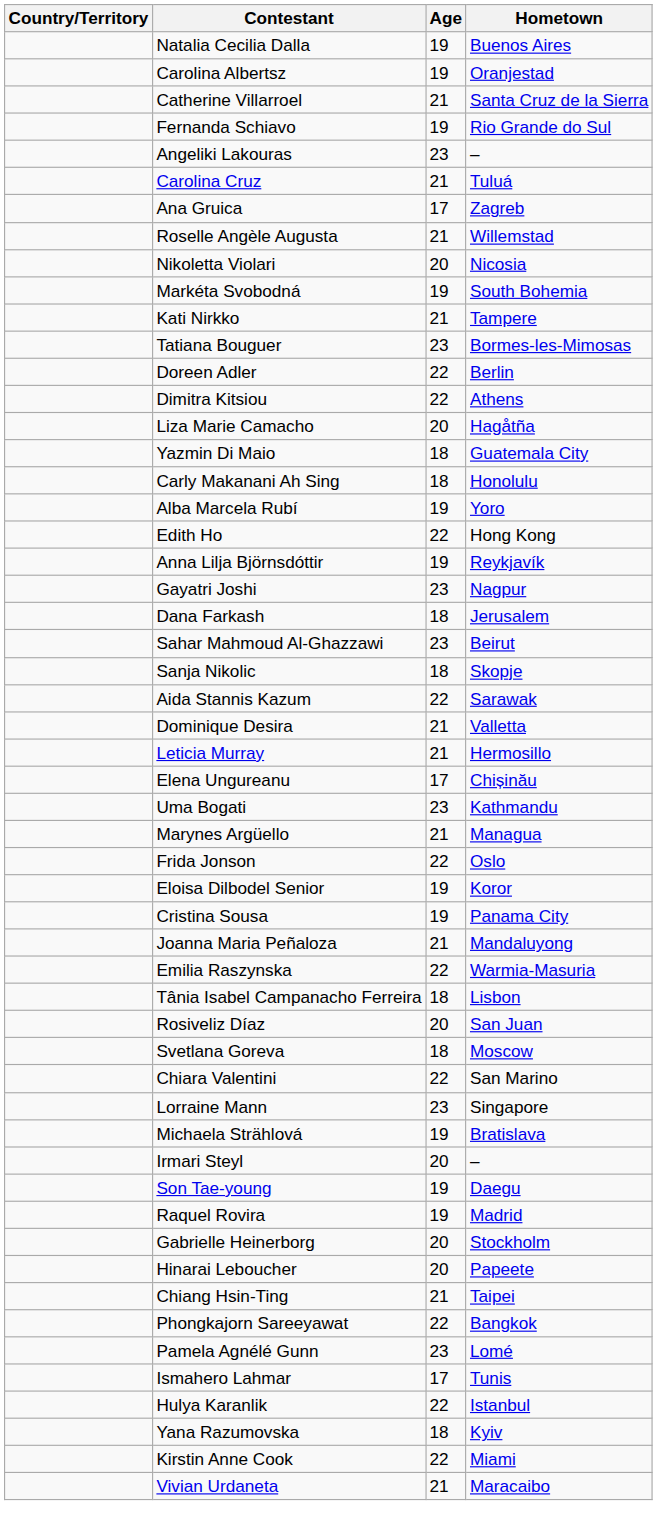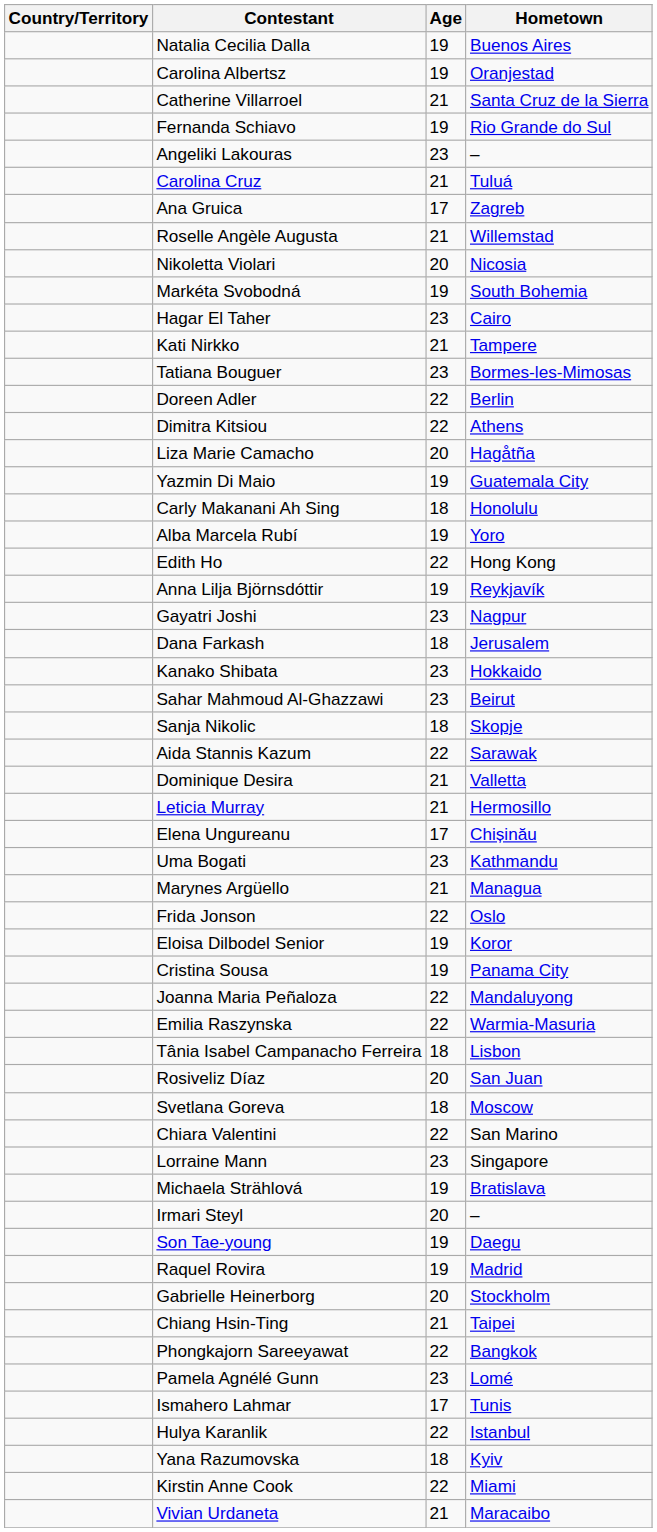+ row: (213, 317)
(439, 453) 18 -> (439, 481) 19
+ row: (217, 671)
(439, 943) 21 -> (439, 997) 22
- row: (227, 1269)
